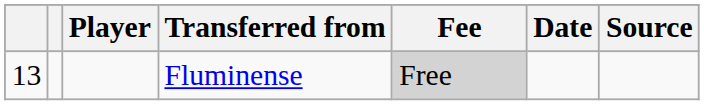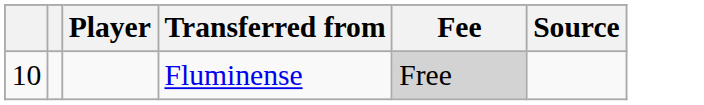- column: (563, 27)
(27, 74) 13 -> (27, 74) 10
